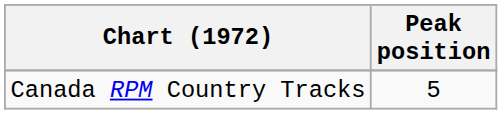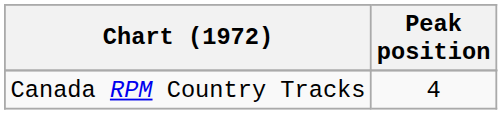(434, 90) 5 -> (434, 90) 4
